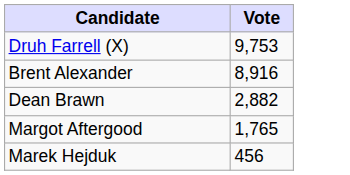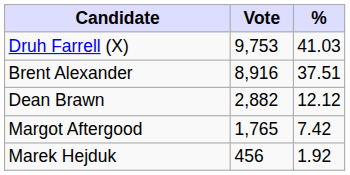+ column: (319, 18)
